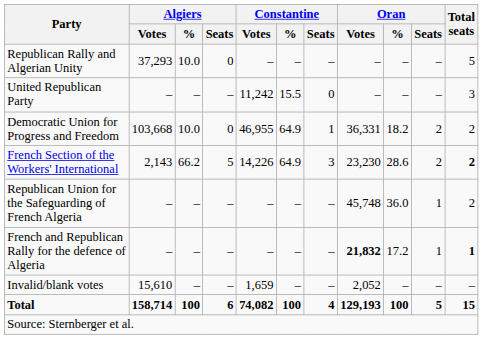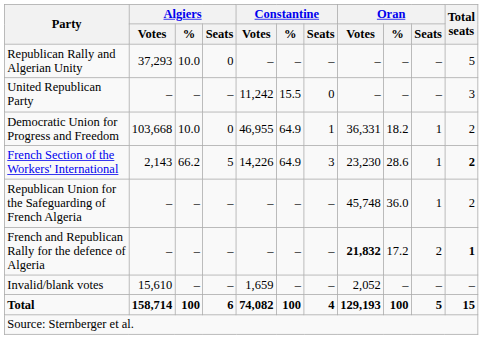(439, 128) 2 -> (439, 128) 1
(439, 162) 2 -> (439, 162) 1
(439, 251) 1 -> (439, 251) 2
